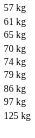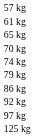+ row: (15, 102)
